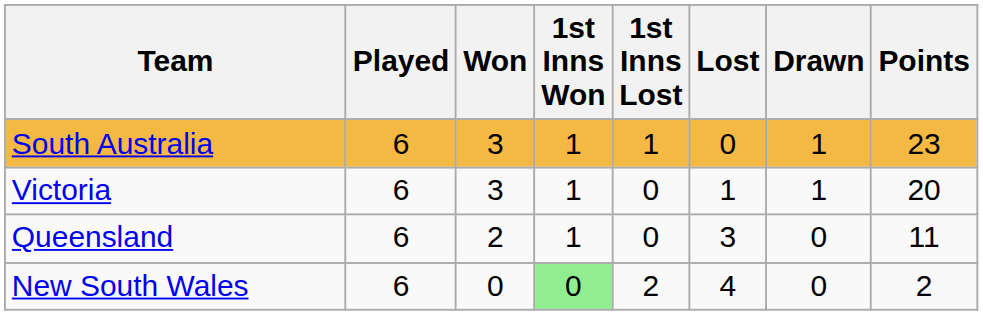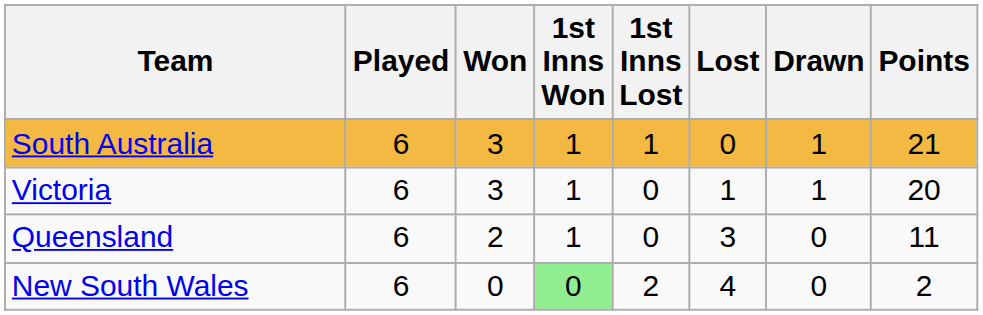(924, 142) 23 -> (924, 142) 21
